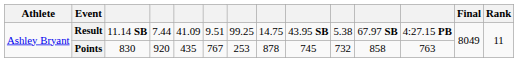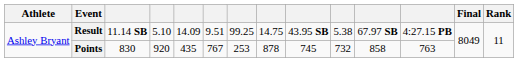(162, 31) 7.44 -> (162, 31) 5.10
(188, 31) 41.09 -> (188, 31) 14.09
